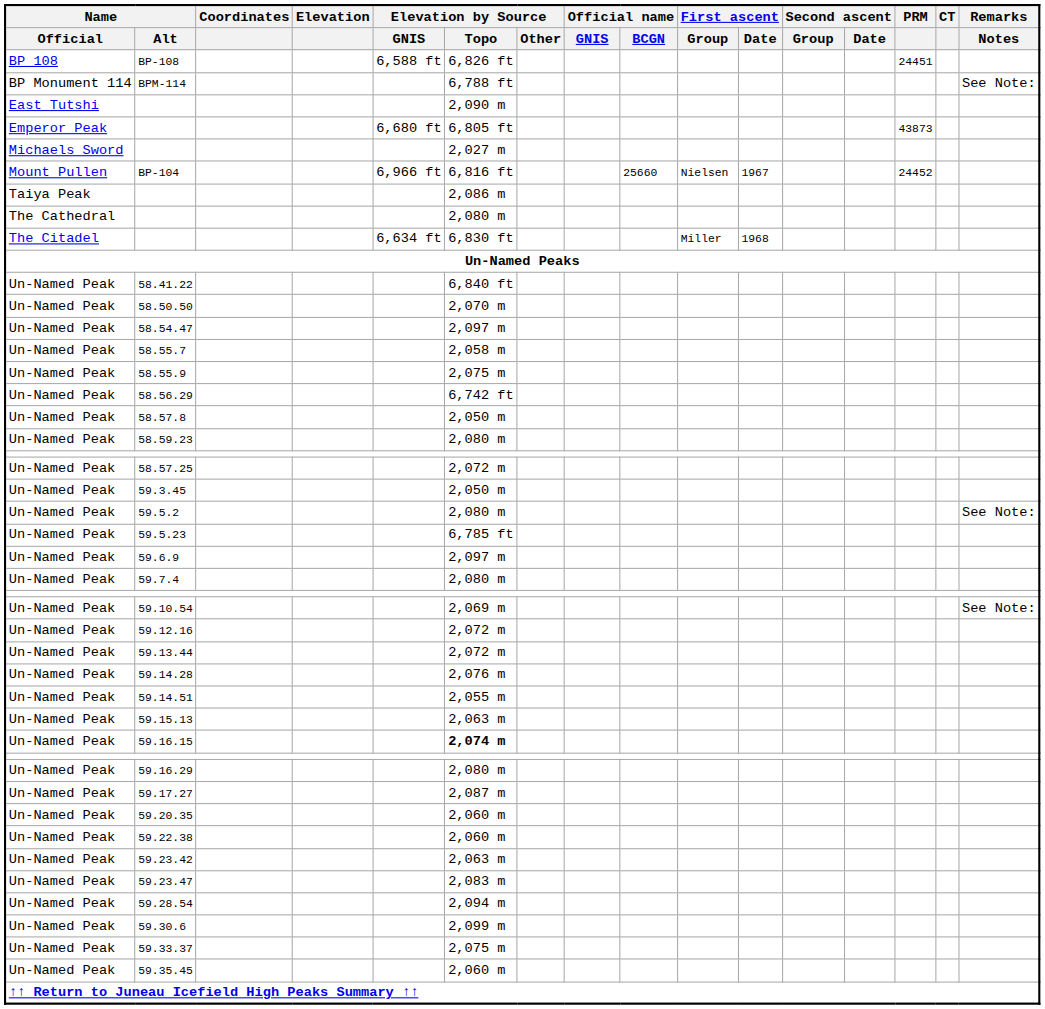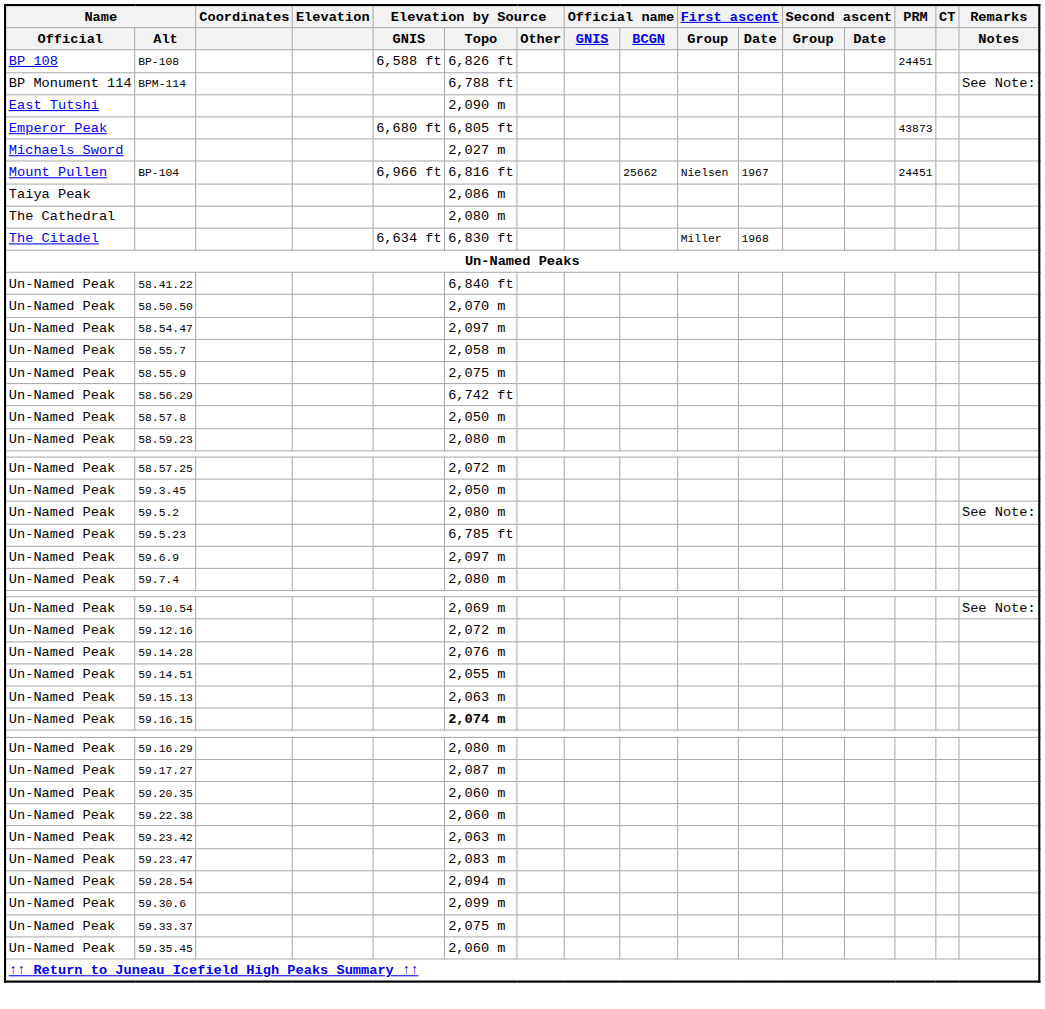(640, 173) 25660 -> (640, 173) 25662
(916, 173) 24452 -> (916, 173) 24451
- row: (62, 653)
